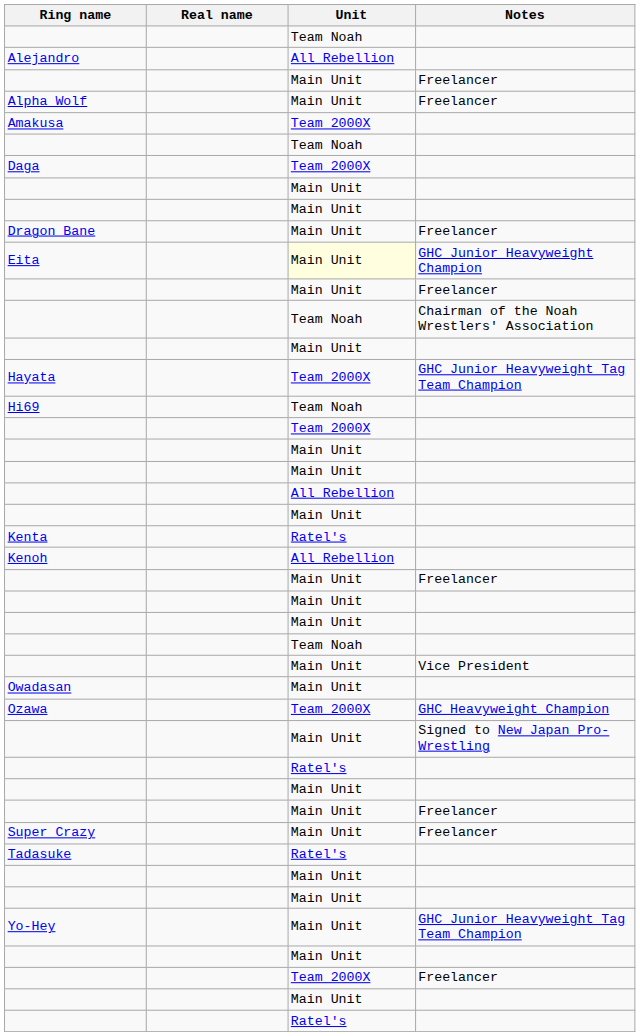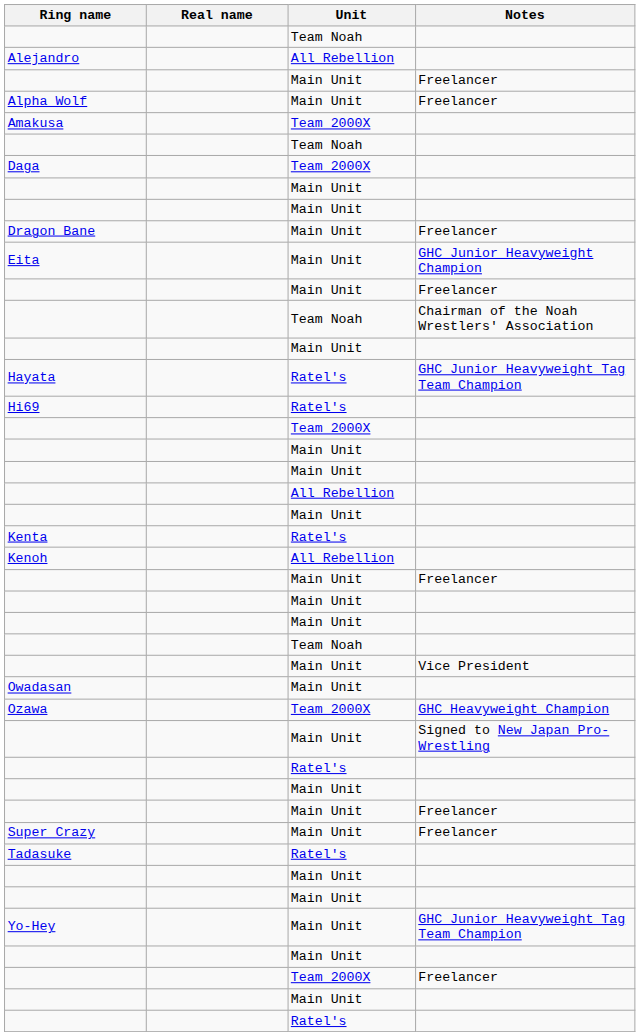(327, 261) lightyellow background -> (327, 261) no background
(331, 378) Team 2000X -> (319, 378) Ratel's
(327, 407) Team Noah -> (319, 407) Ratel's
